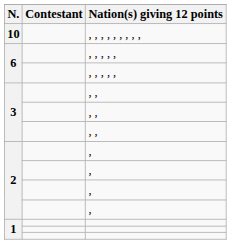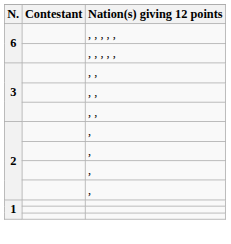- row: (13, 33)
